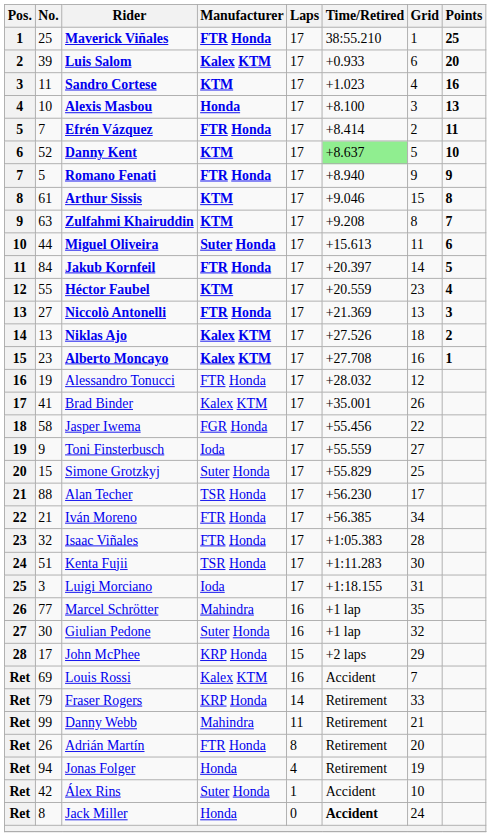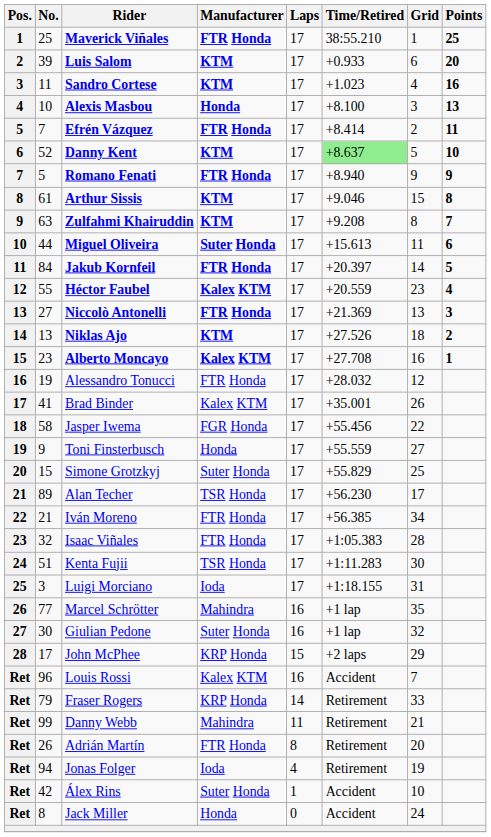(236, 61) Kalex KTM -> (217, 61) KTM
(217, 289) KTM -> (236, 289) Kalex KTM
(236, 335) Kalex KTM -> (217, 335) KTM
(212, 449) Ioda -> (219, 449) Honda
(45, 495) 88 -> (45, 495) 89
(45, 677) 69 -> (45, 677) 96
(219, 768) Honda -> (212, 768) Ioda
(352, 814) bold -> (351, 814) normal
